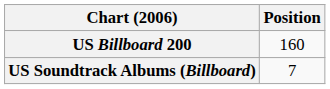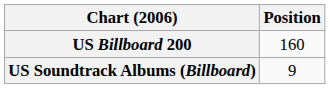(292, 70) 7 -> (292, 70) 9
